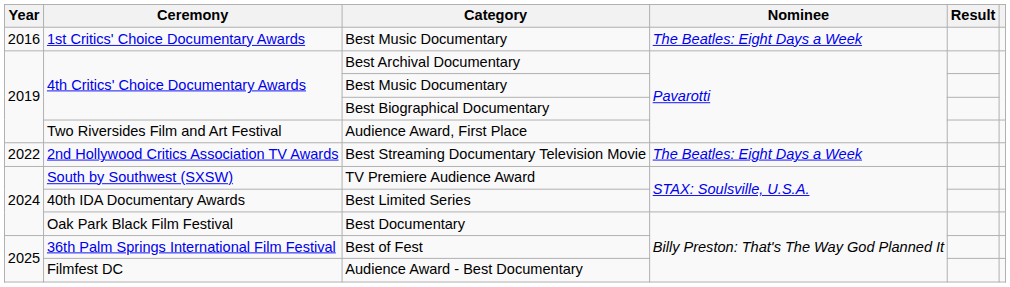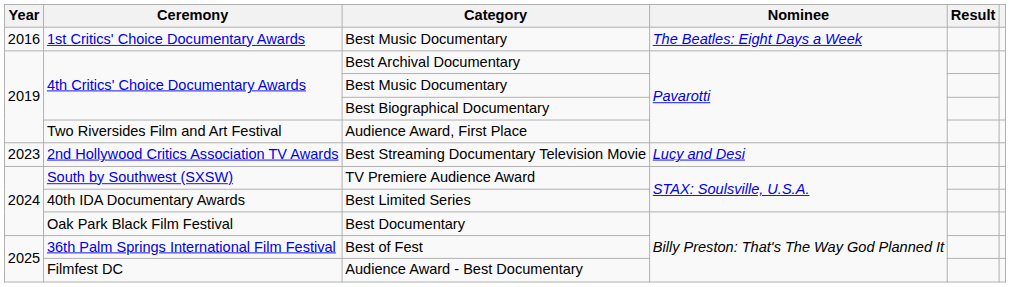(24, 154) 2022 -> (24, 154) 2023
(757, 154) The Beatles: Eight Days a Week -> (699, 154) Lucy and Desi
